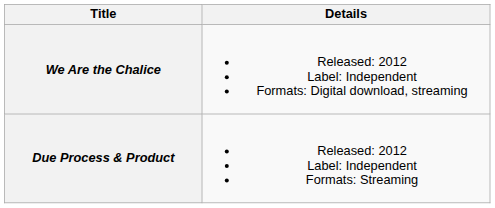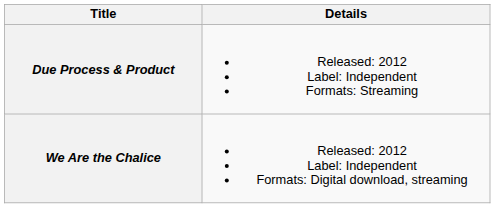rows swapped: (103, 158) <-> (103, 69)
